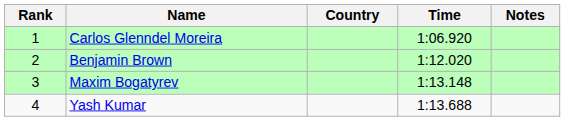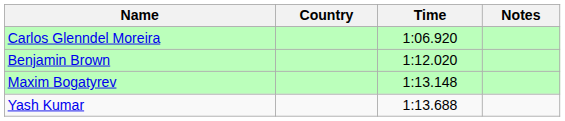- column: (35, 15)
